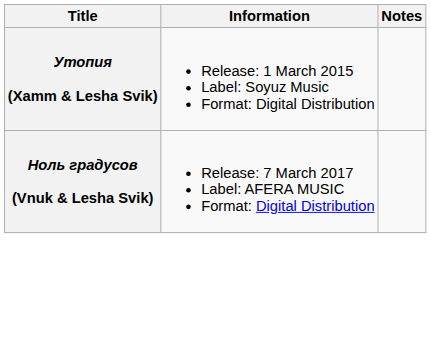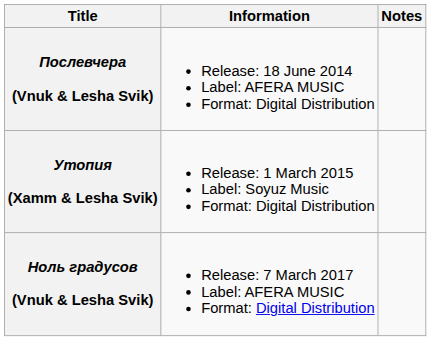+ row: (83, 79)
